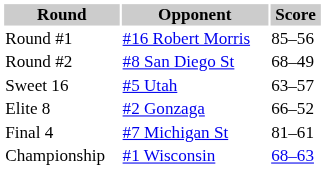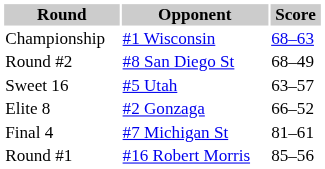rows swapped: (39, 38) <-> (55, 156)
